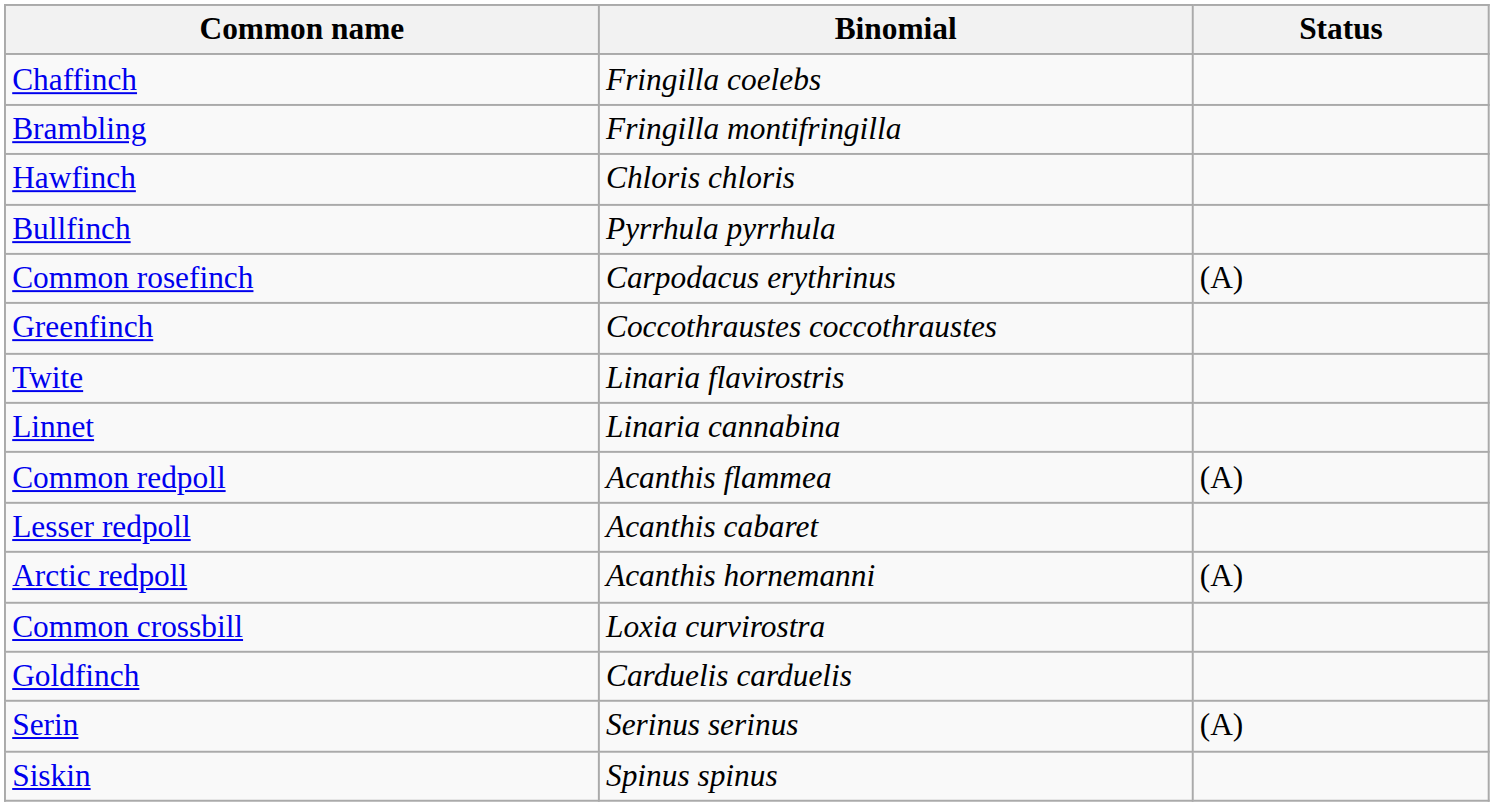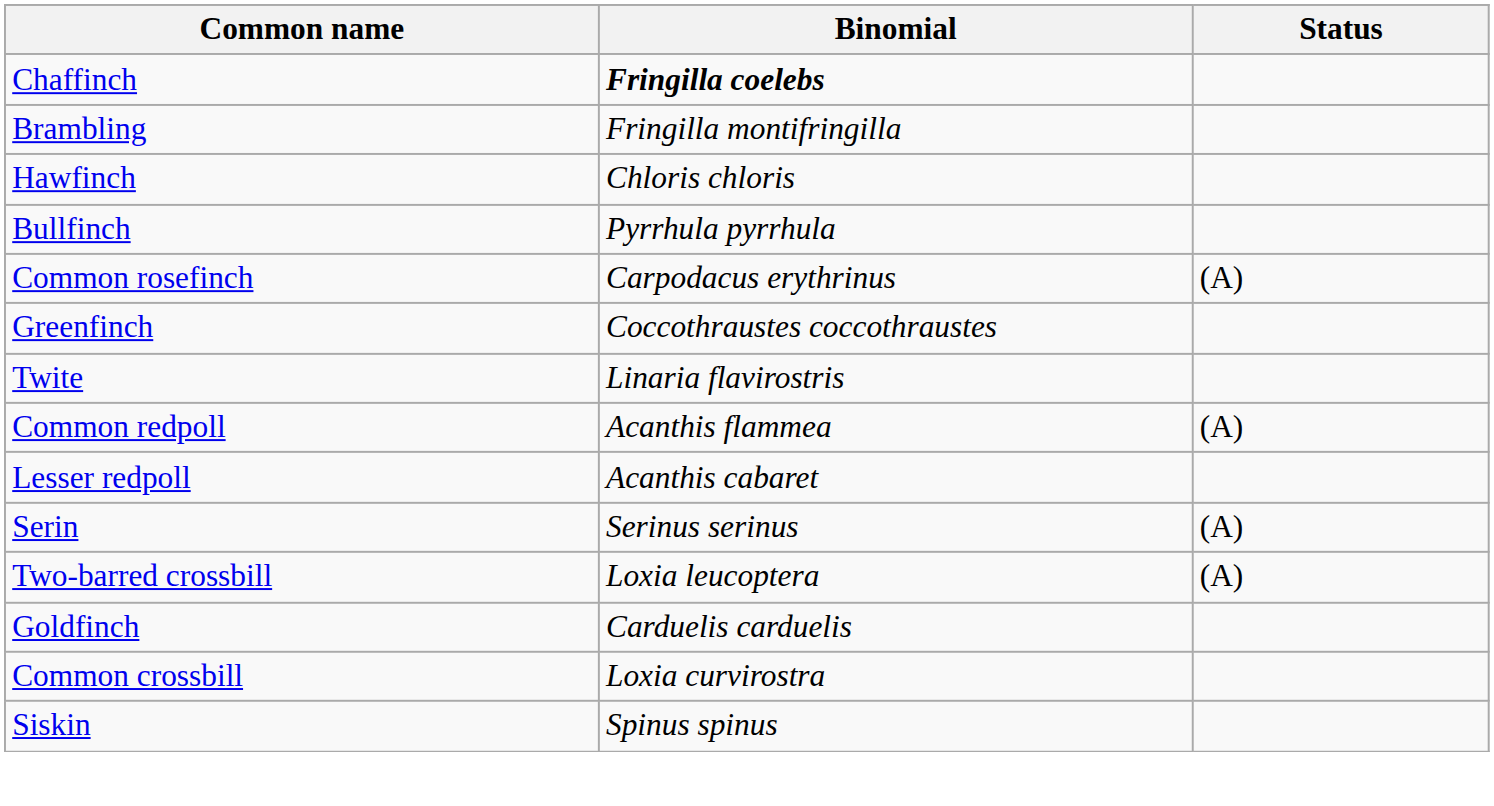(714, 79) normal -> (715, 79) bold
- row: (53, 427)
- row: (100, 576)
rows swapped: (128, 626) <-> (45, 725)
+ row: (142, 576)
